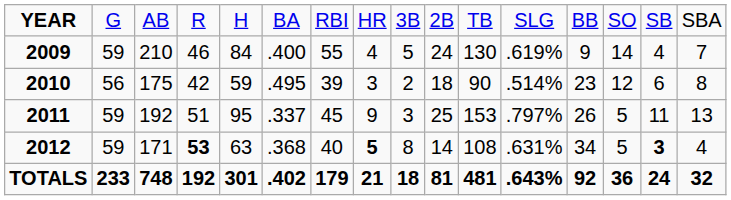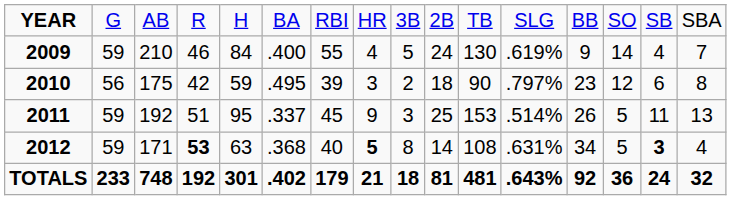(534, 83) .514% -> (534, 83) .797%
(534, 115) .797% -> (534, 115) .514%
